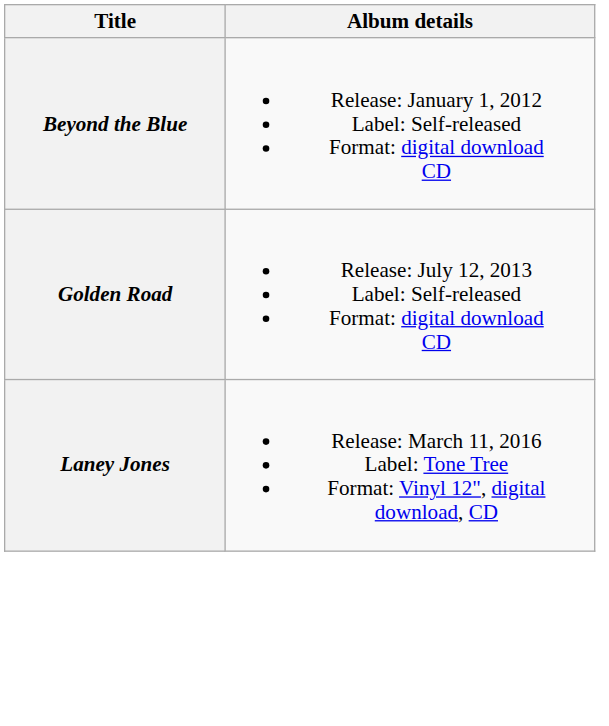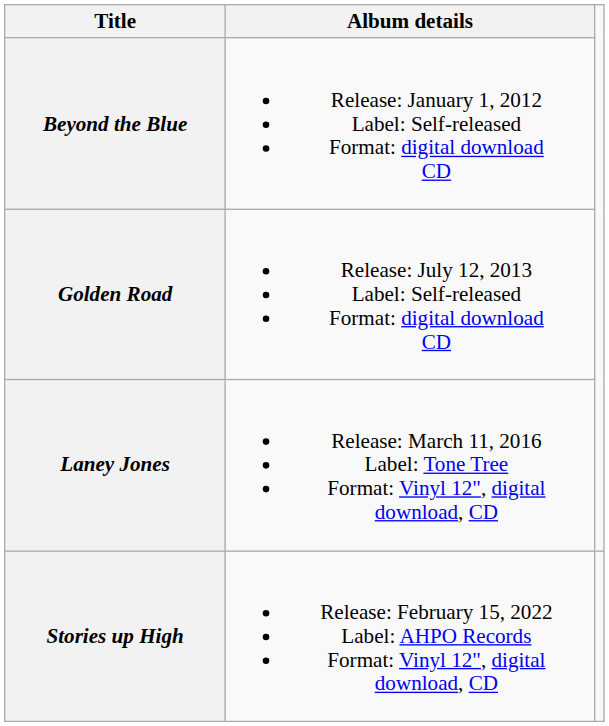+ row: (115, 635)
